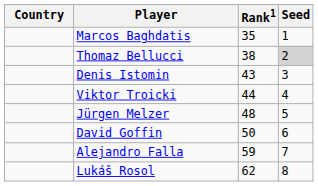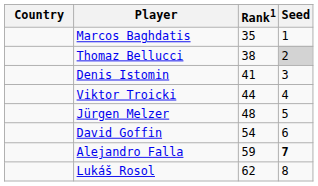(249, 75) 43 -> (249, 75) 41
(249, 133) 50 -> (249, 133) 54
(285, 152) normal -> (285, 152) bold
